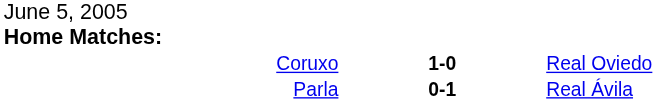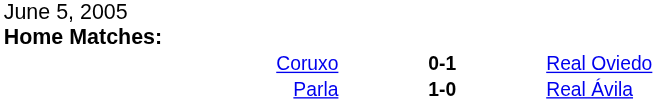(442, 64) 1-0 -> (442, 64) 0-1
(442, 89) 0-1 -> (442, 89) 1-0
